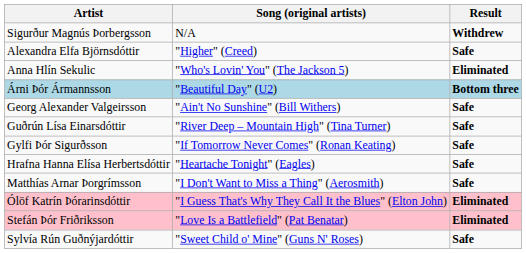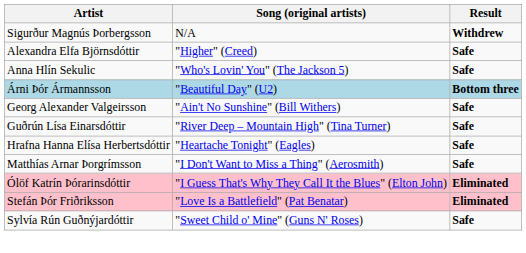(480, 70) Eliminated -> (463, 70) Safe
- row: (57, 145)
